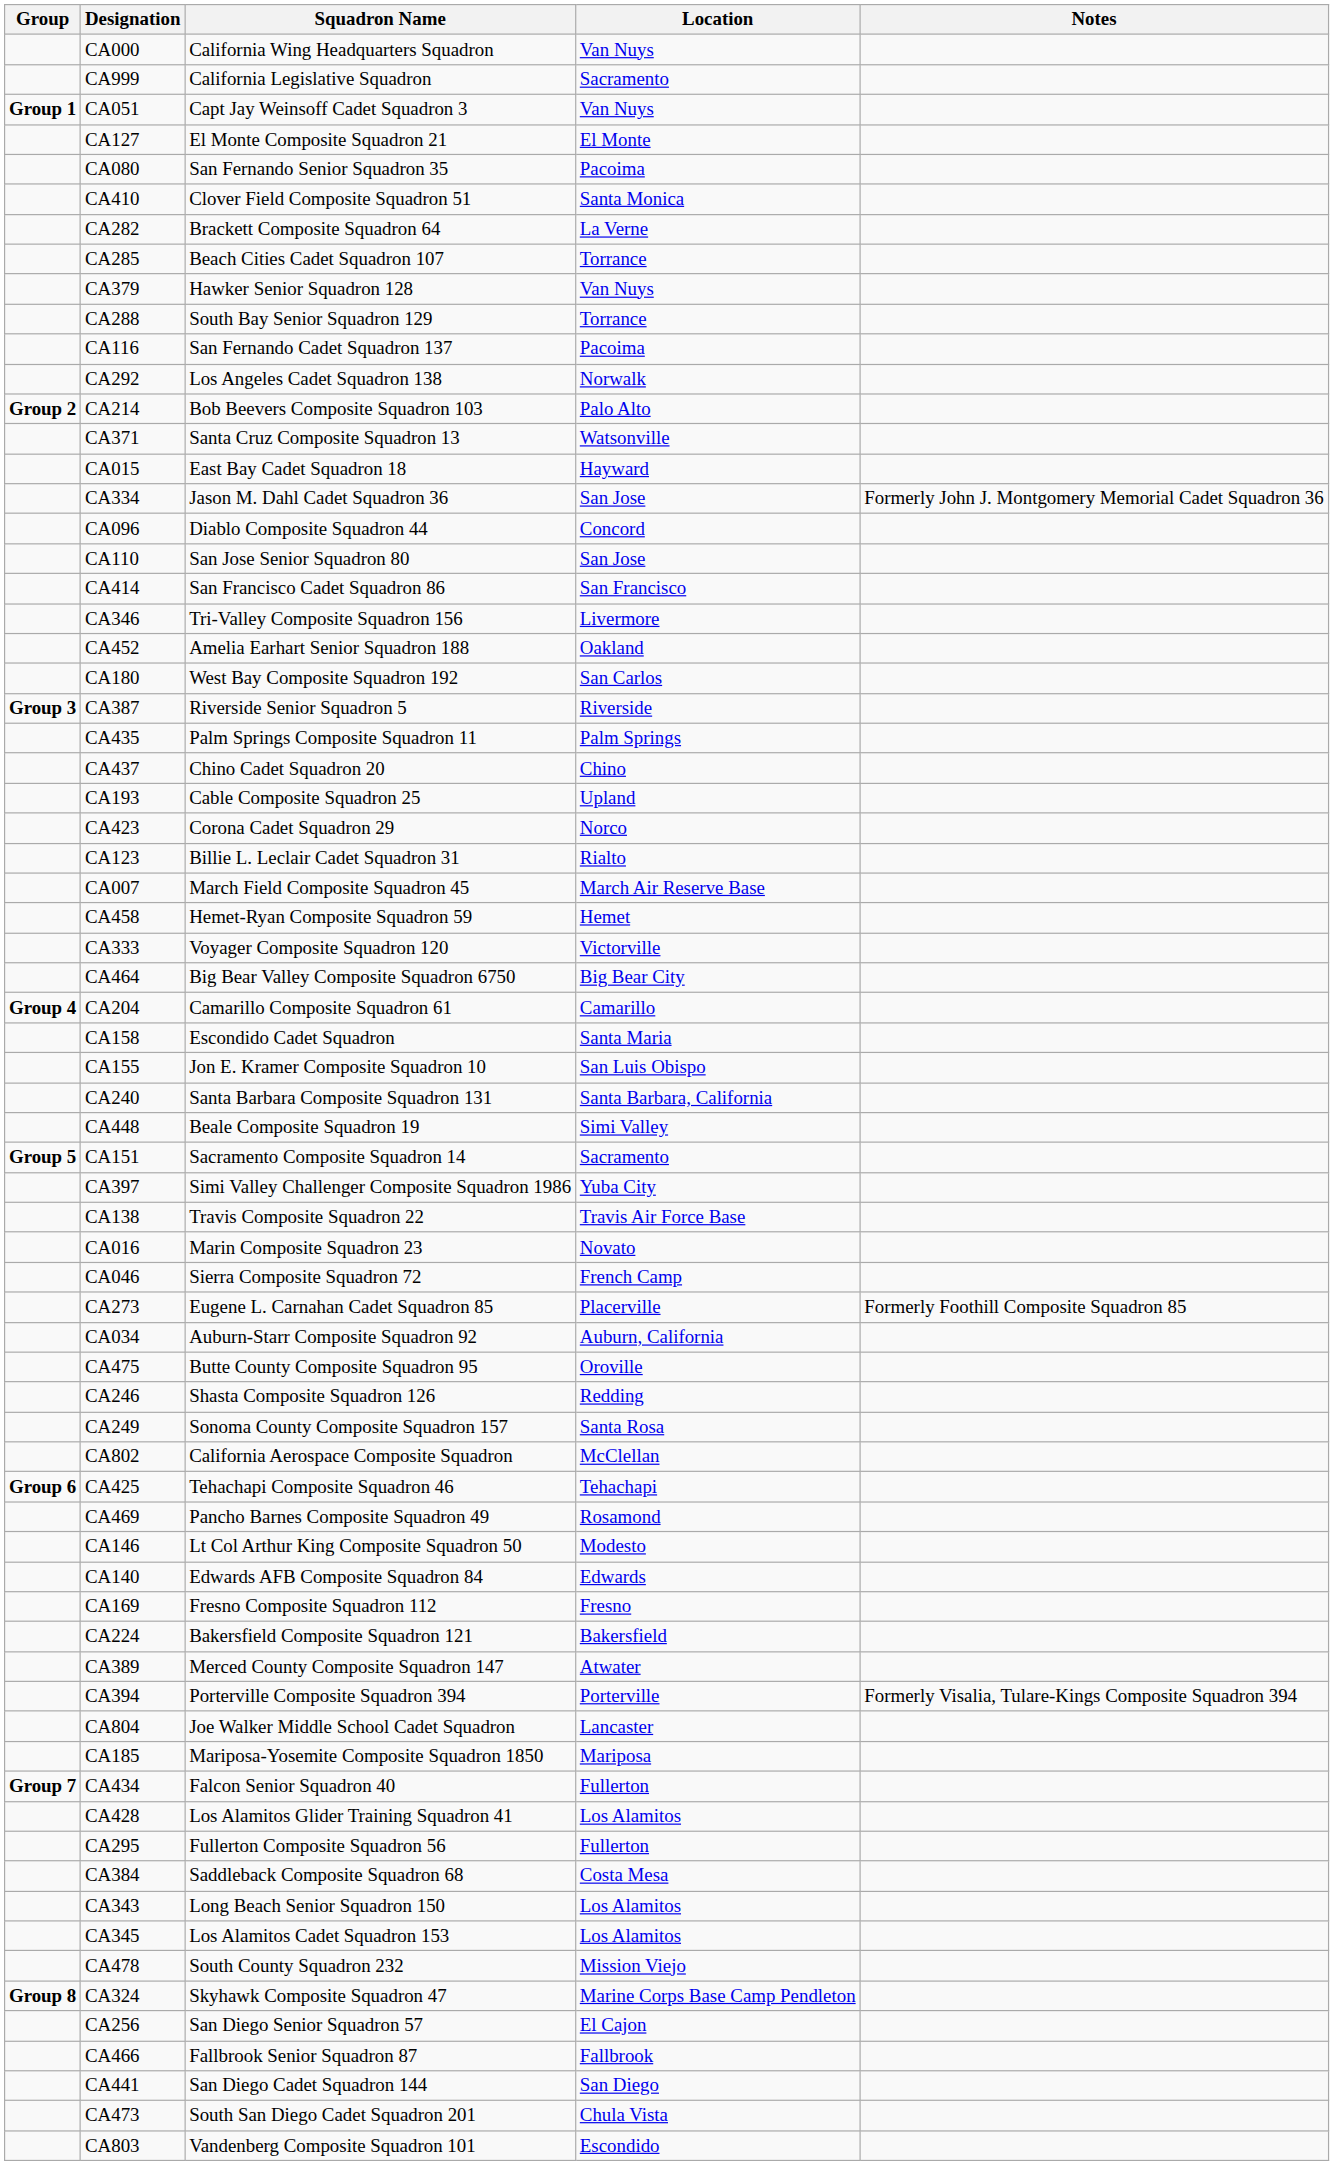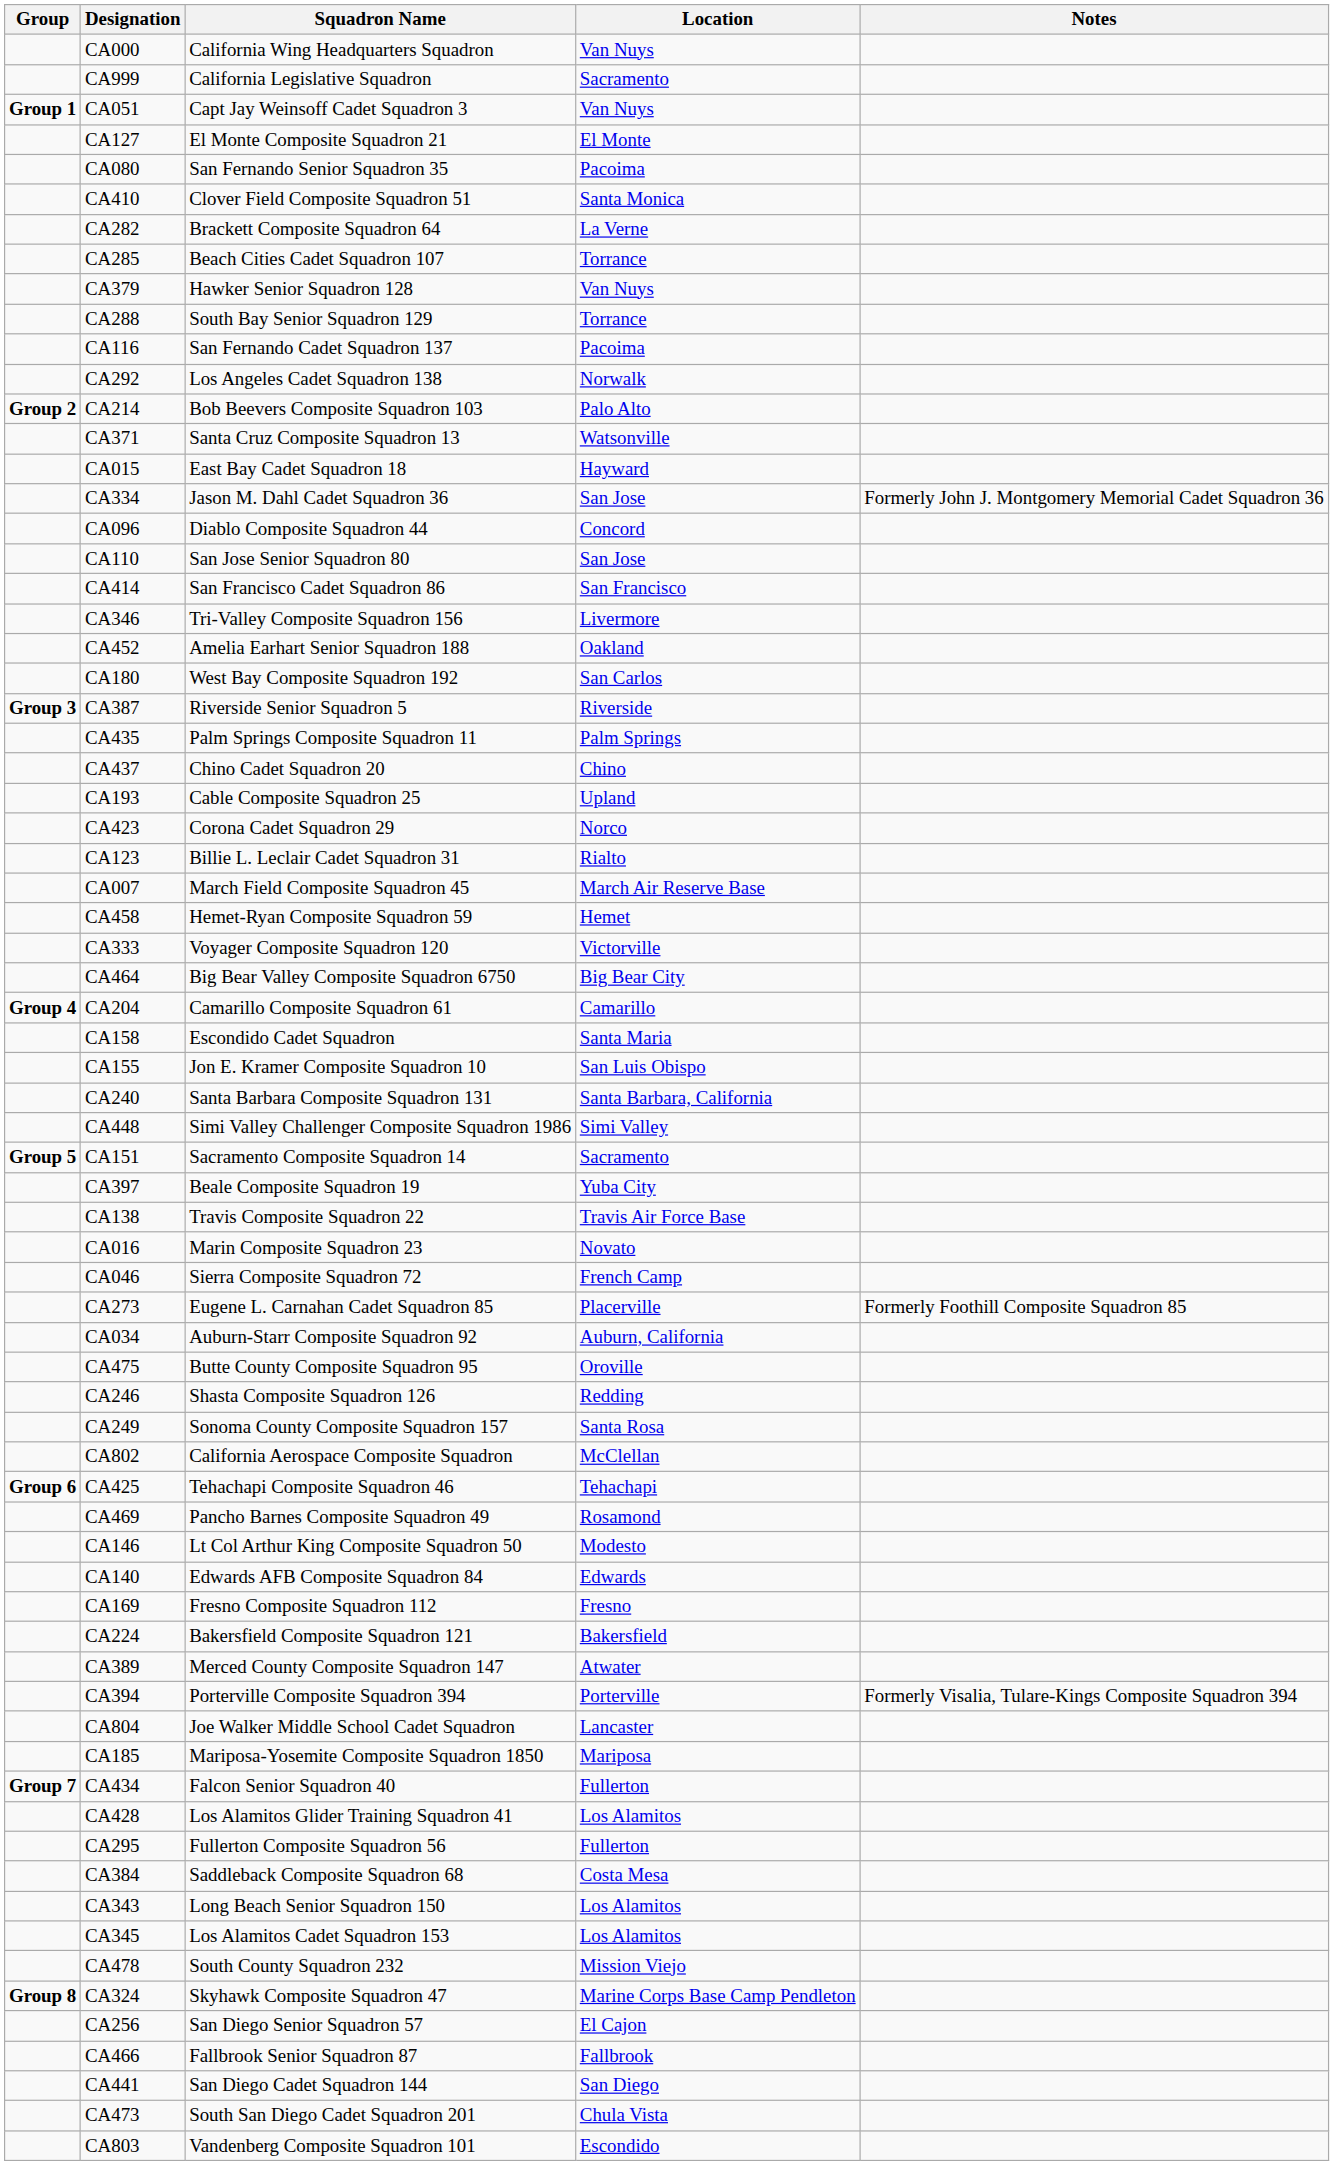(304, 1127) Beale Composite Squadron 19 -> (380, 1127) Simi Valley Challenger Composite Squadron 1986
(380, 1187) Simi Valley Challenger Composite Squadron 1986 -> (304, 1187) Beale Composite Squadron 19
